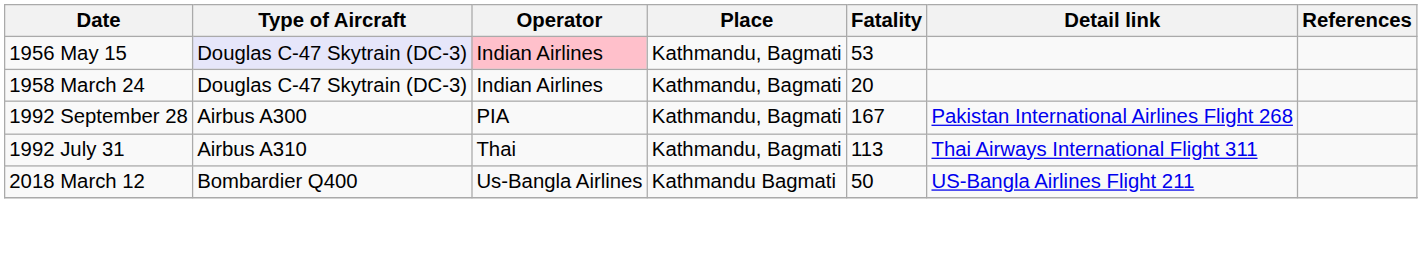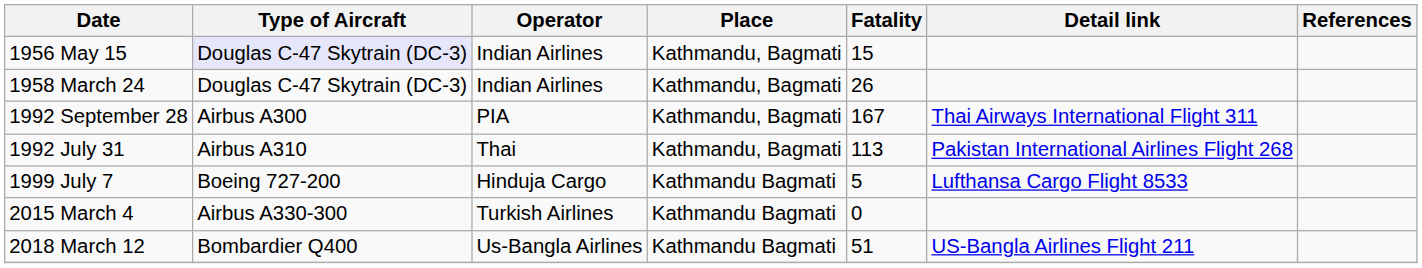(540, 52) pink background -> (540, 52) no background
(862, 52) 53 -> (862, 52) 15
(862, 85) 20 -> (862, 85) 26
(1112, 117) Pakistan International Airlines Flight 268 -> (1095, 117) Thai Airways International Flight 311
(1095, 149) Thai Airways International Flight 311 -> (1112, 149) Pakistan International Airlines Flight 268
+ row: (61, 181)
+ row: (71, 213)
(862, 181) 50 -> (862, 246) 51
